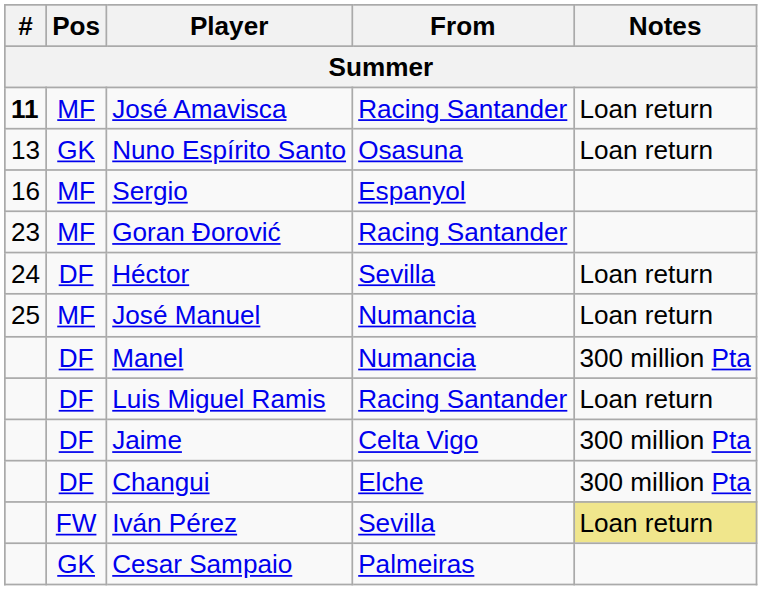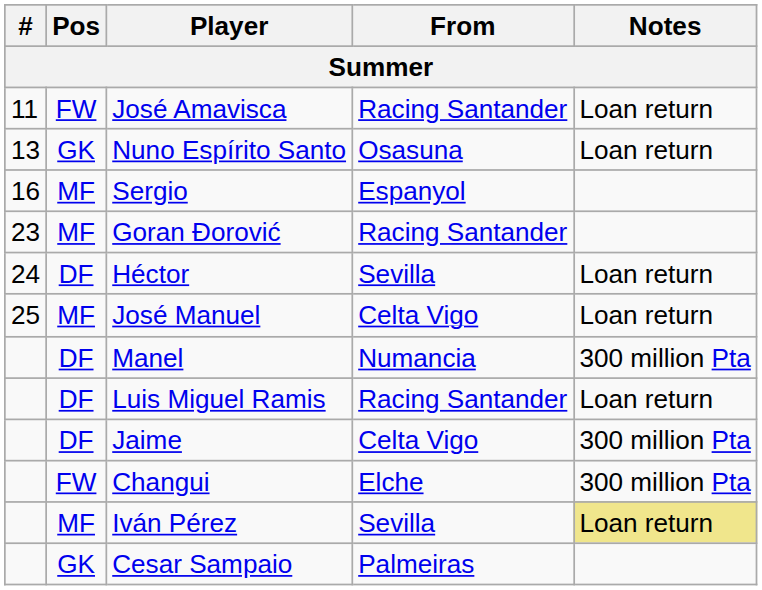(25, 109) bold -> (24, 109) normal
(76, 109) MF -> (76, 109) FW
(417, 315) Numancia -> (418, 315) Celta Vigo
(76, 481) DF -> (76, 481) FW
(76, 522) FW -> (76, 522) MF
